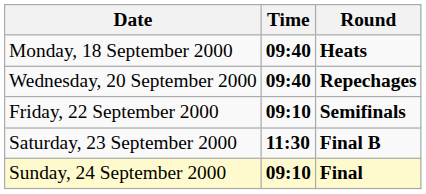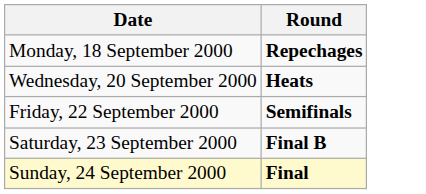- column: (288, 19)
(343, 50) Heats -> (314, 50) Repechages
(368, 81) Repechages -> (289, 81) Heats
